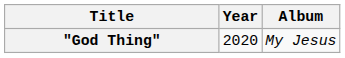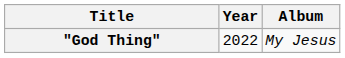(240, 41) 2020 -> (240, 41) 2022
